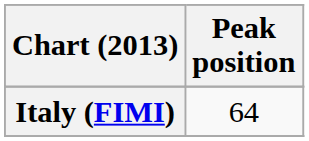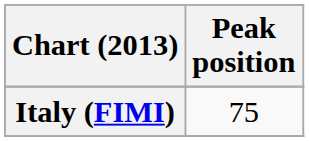(244, 111) 64 -> (244, 111) 75
